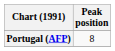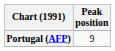(92, 38) 8 -> (92, 38) 9
